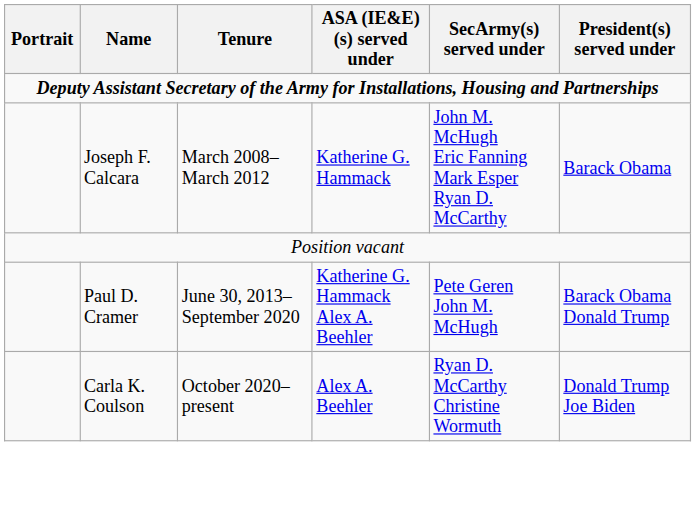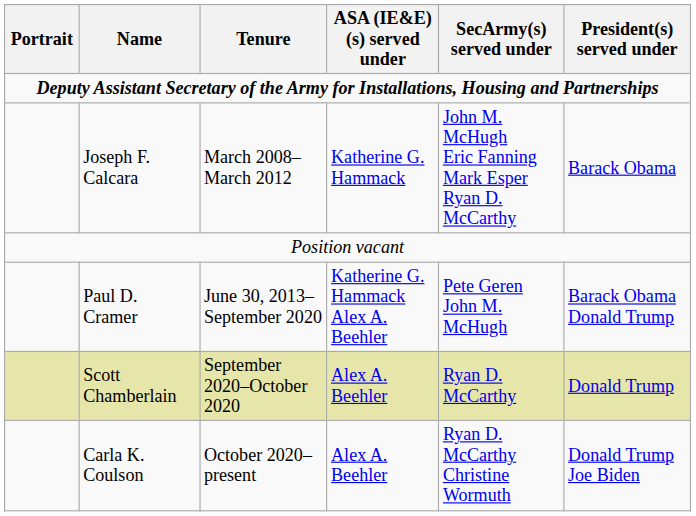+ row: (130, 385)
